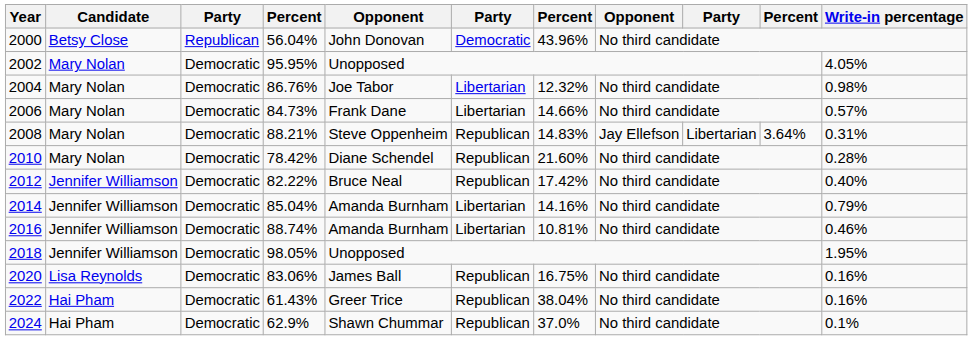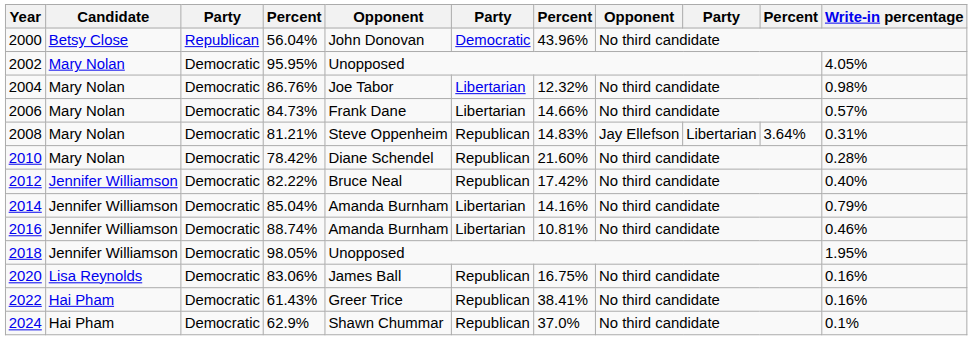(292, 134) 88.21% -> (292, 134) 81.21%
(563, 299) 38.04% -> (563, 299) 38.41%
